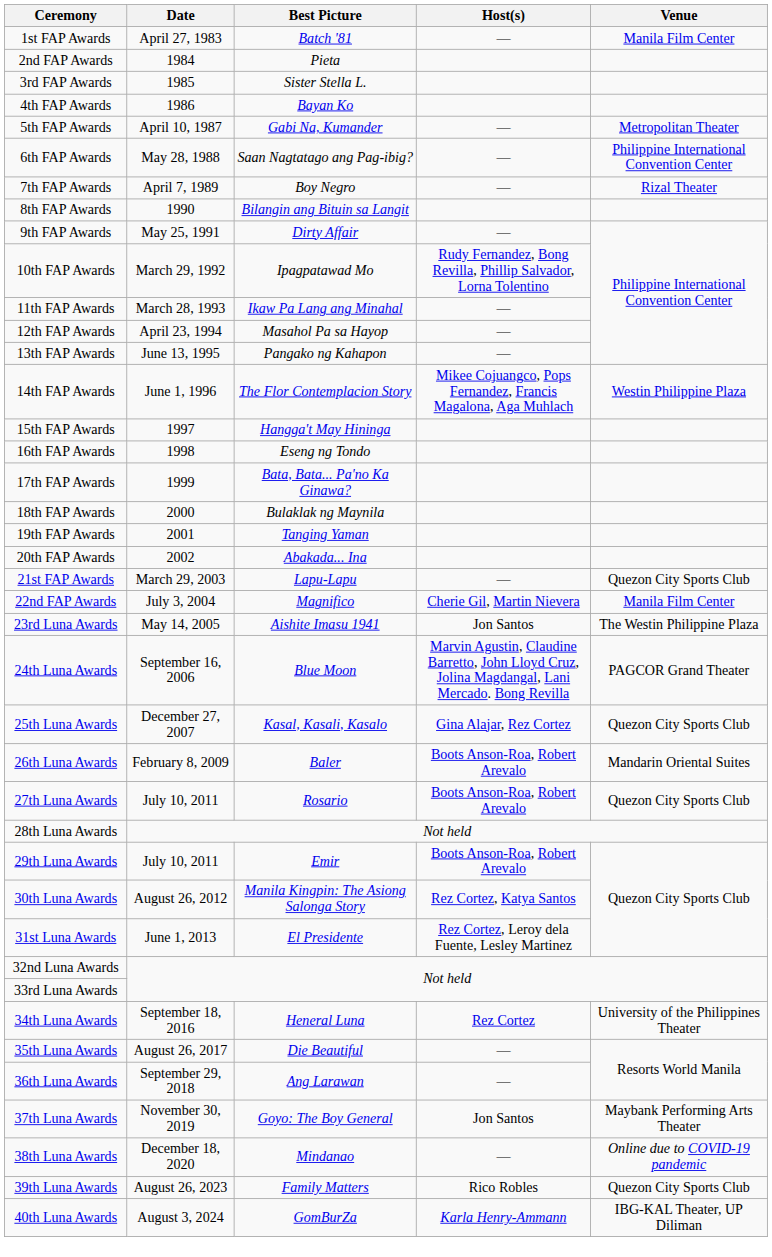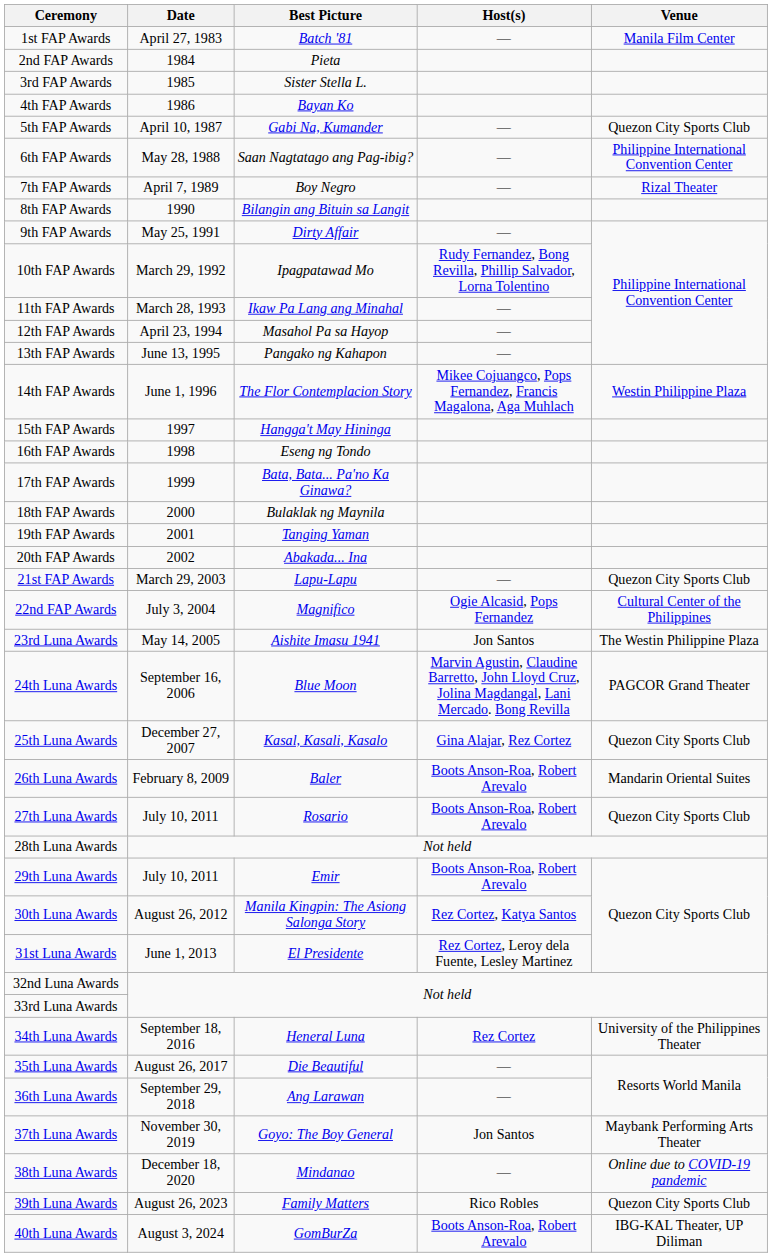(679, 127) Metropolitan Theater -> (679, 127) Quezon City Sports Club
(503, 601) Cherie Gil, Martin Nievera -> (504, 609) Ogie Alcasid, Pops Fernandez
(679, 601) Manila Film Center -> (679, 609) Cultural Center of the Philippines
(503, 1217) Karla Henry-Ammann -> (504, 1233) Boots Anson-Roa, Robert Arevalo
